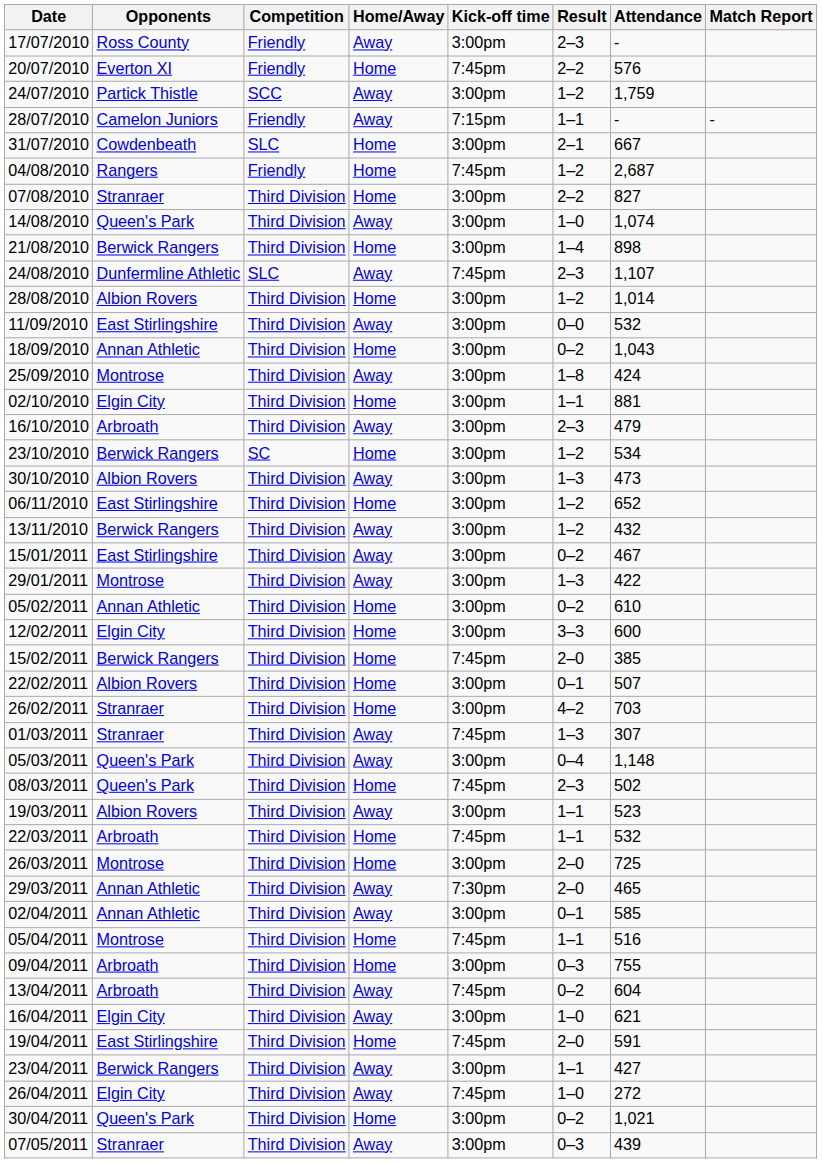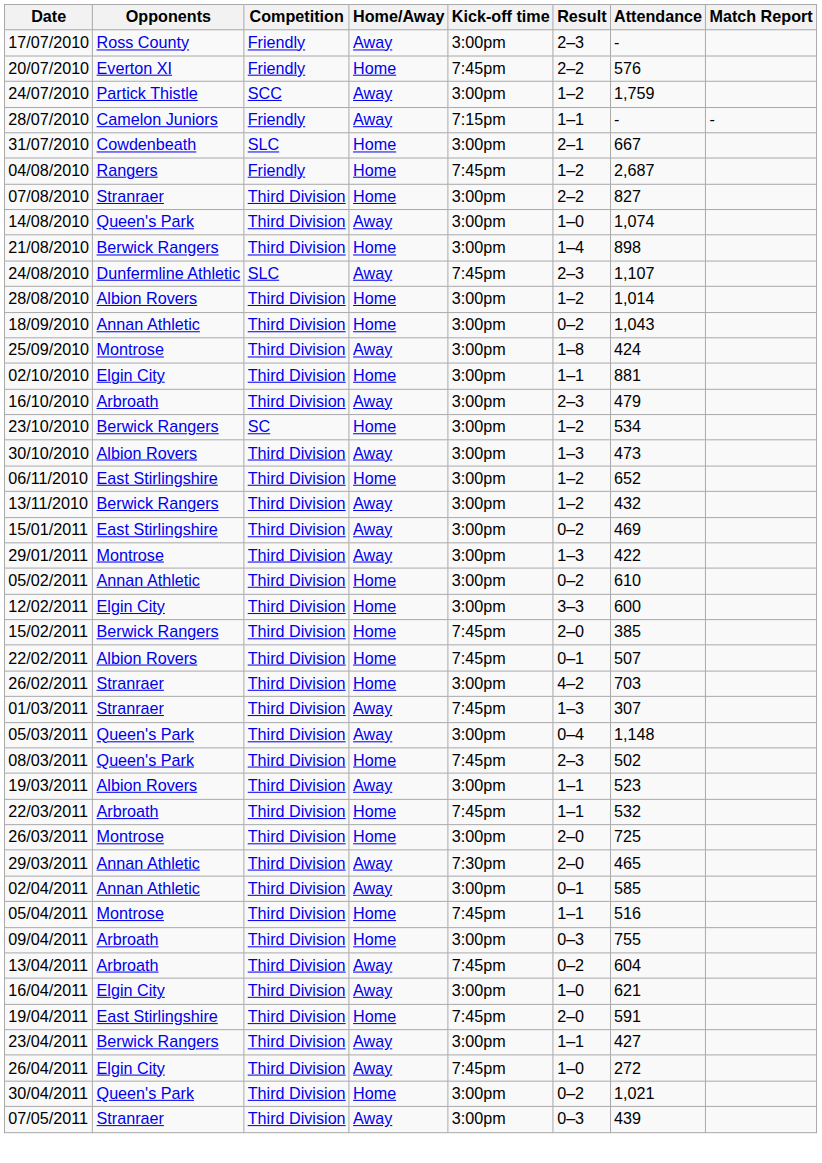- row: (48, 324)
(627, 555) 467 -> (627, 529) 469
(479, 683) 3:00pm -> (479, 658) 7:45pm
